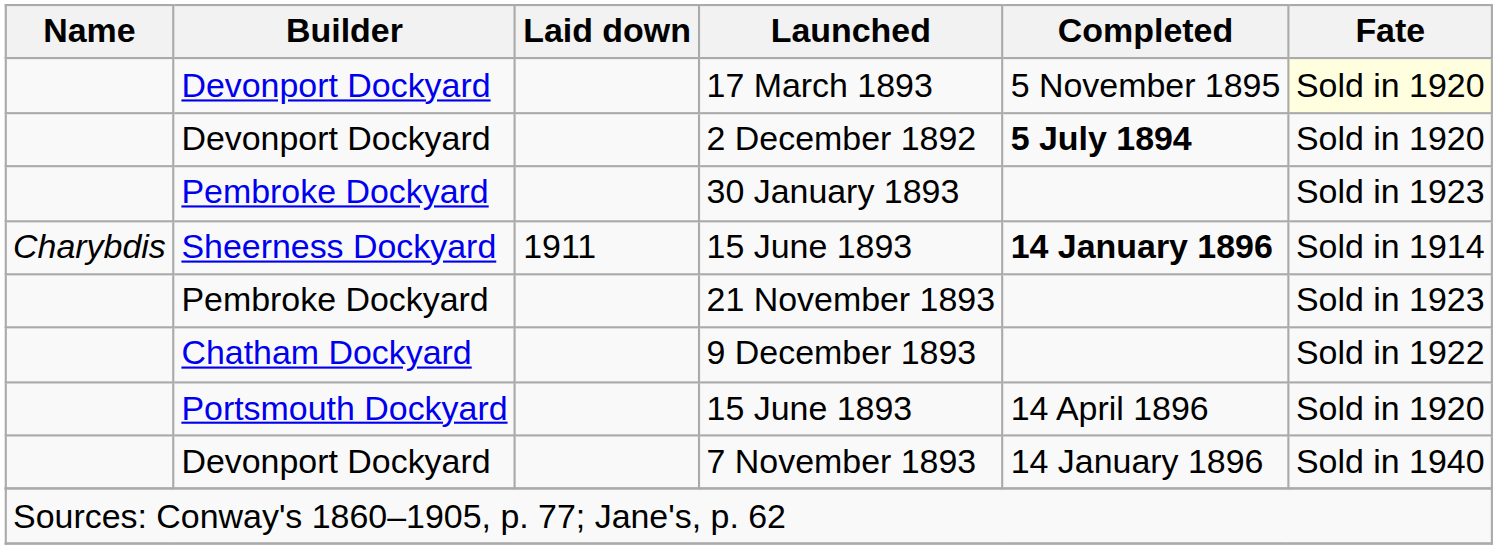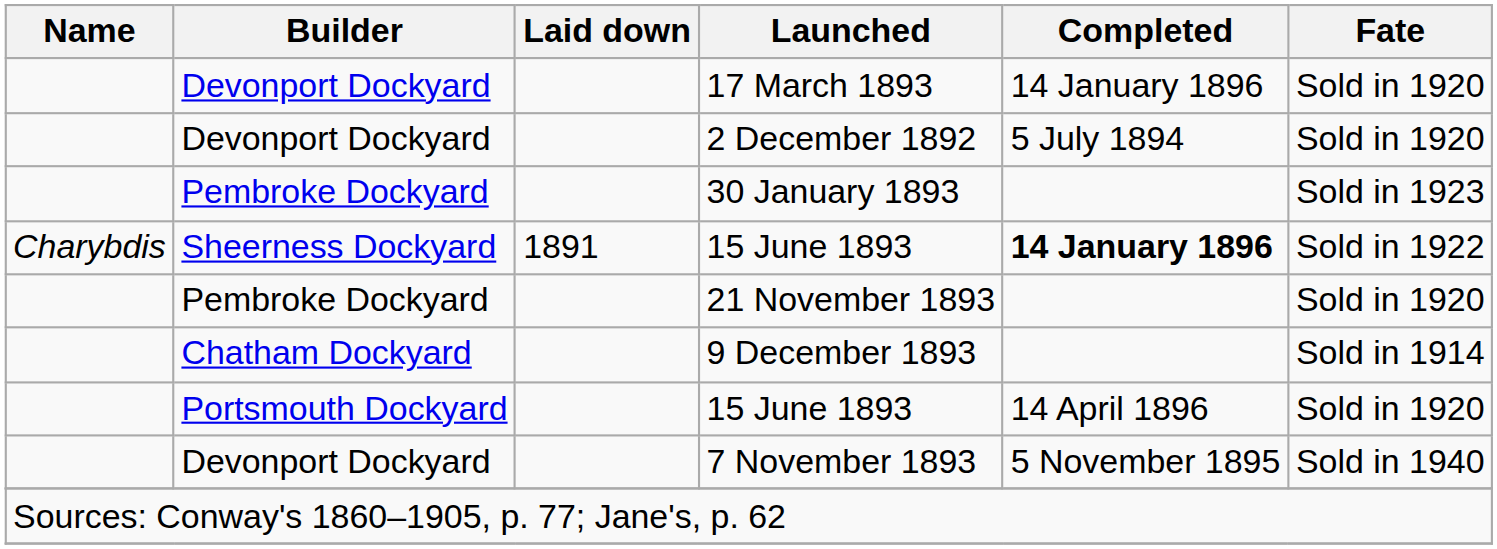(1146, 85) 5 November 1895 -> (1137, 85) 14 January 1896
(1390, 85) lightyellow background -> (1390, 85) no background
(1101, 138) bold -> (1097, 138) normal
(560, 246) 1911 -> (561, 246) 1891
(1390, 246) Sold in 1914 -> (1390, 246) Sold in 1922
(1390, 300) Sold in 1923 -> (1390, 300) Sold in 1920
(1390, 354) Sold in 1922 -> (1390, 354) Sold in 1914
(1137, 461) 14 January 1896 -> (1146, 461) 5 November 1895
